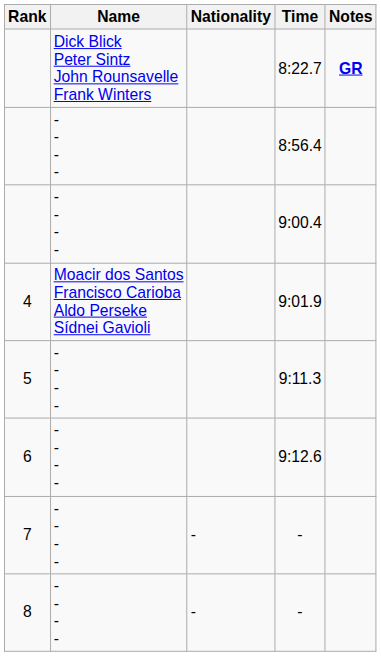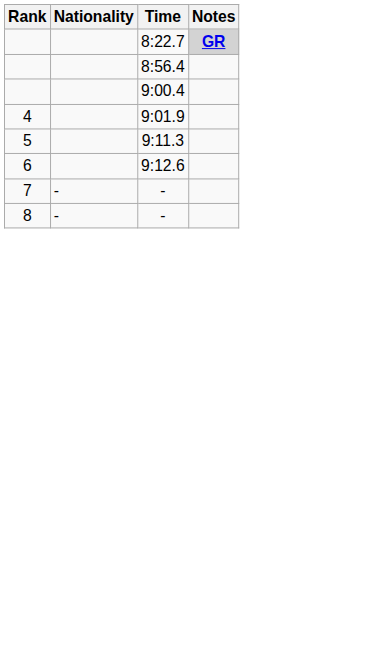- column: (119, 16)
(351, 68) no background -> (214, 41) lightgrey background
